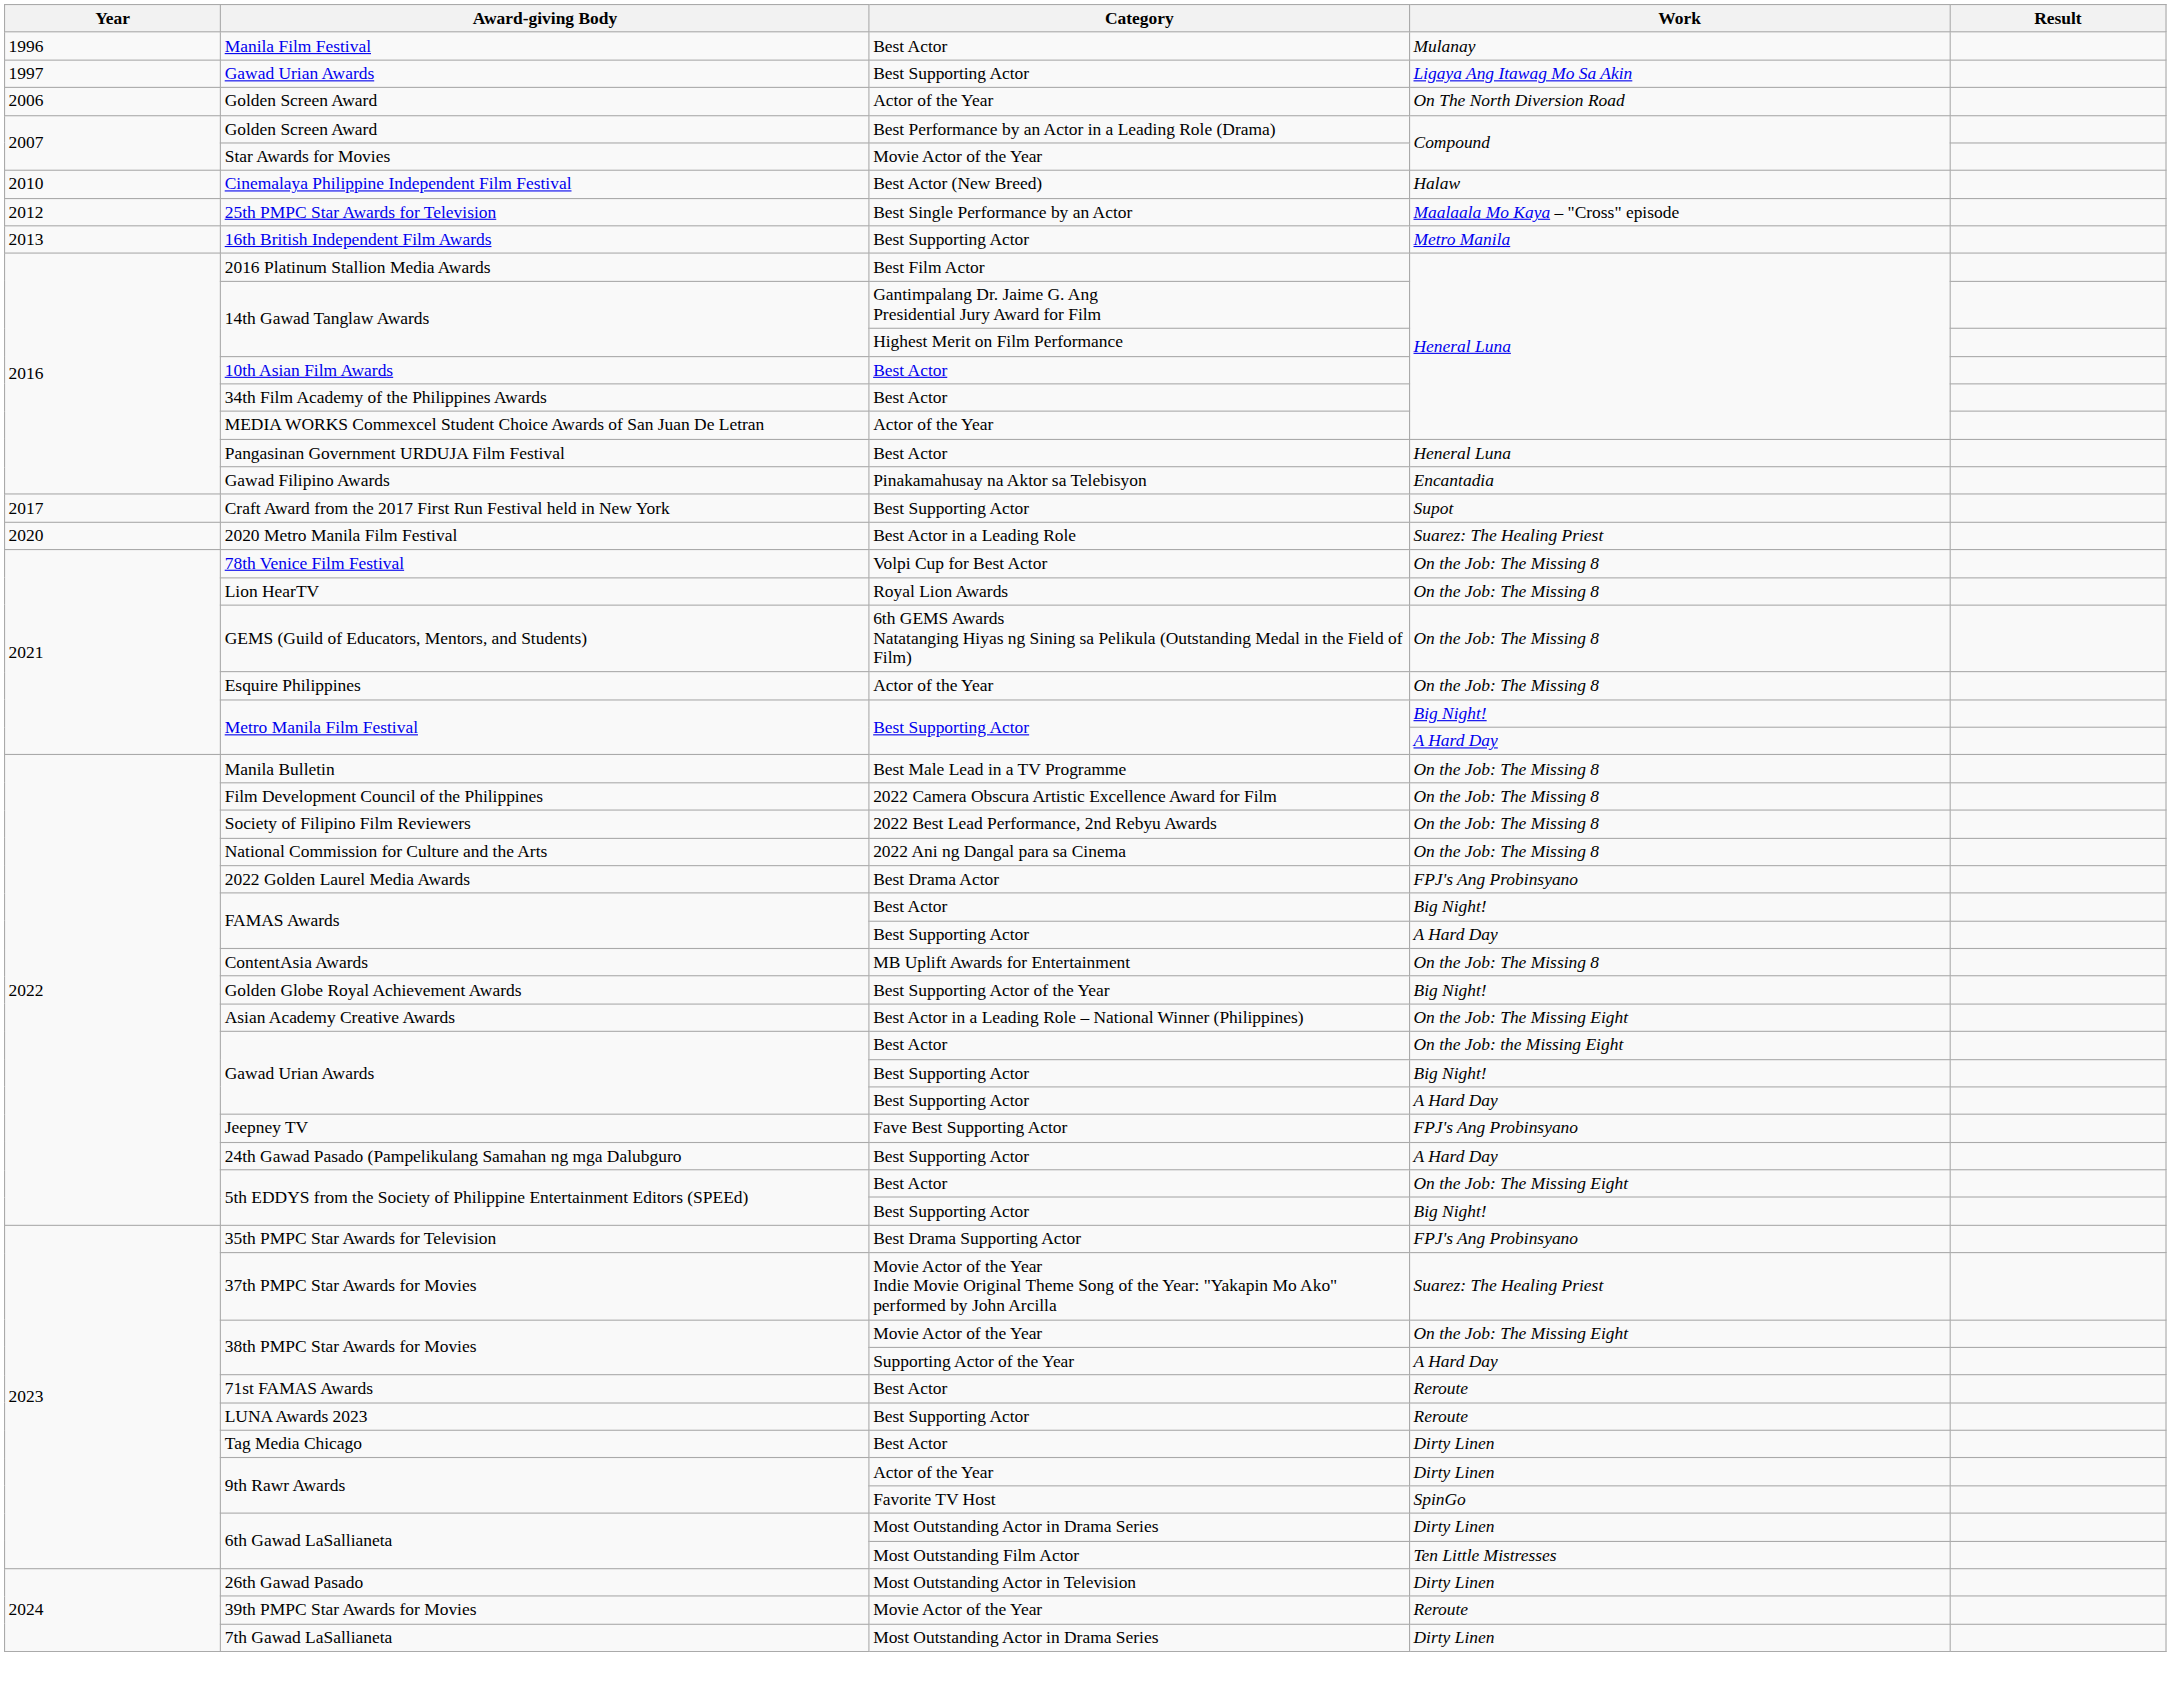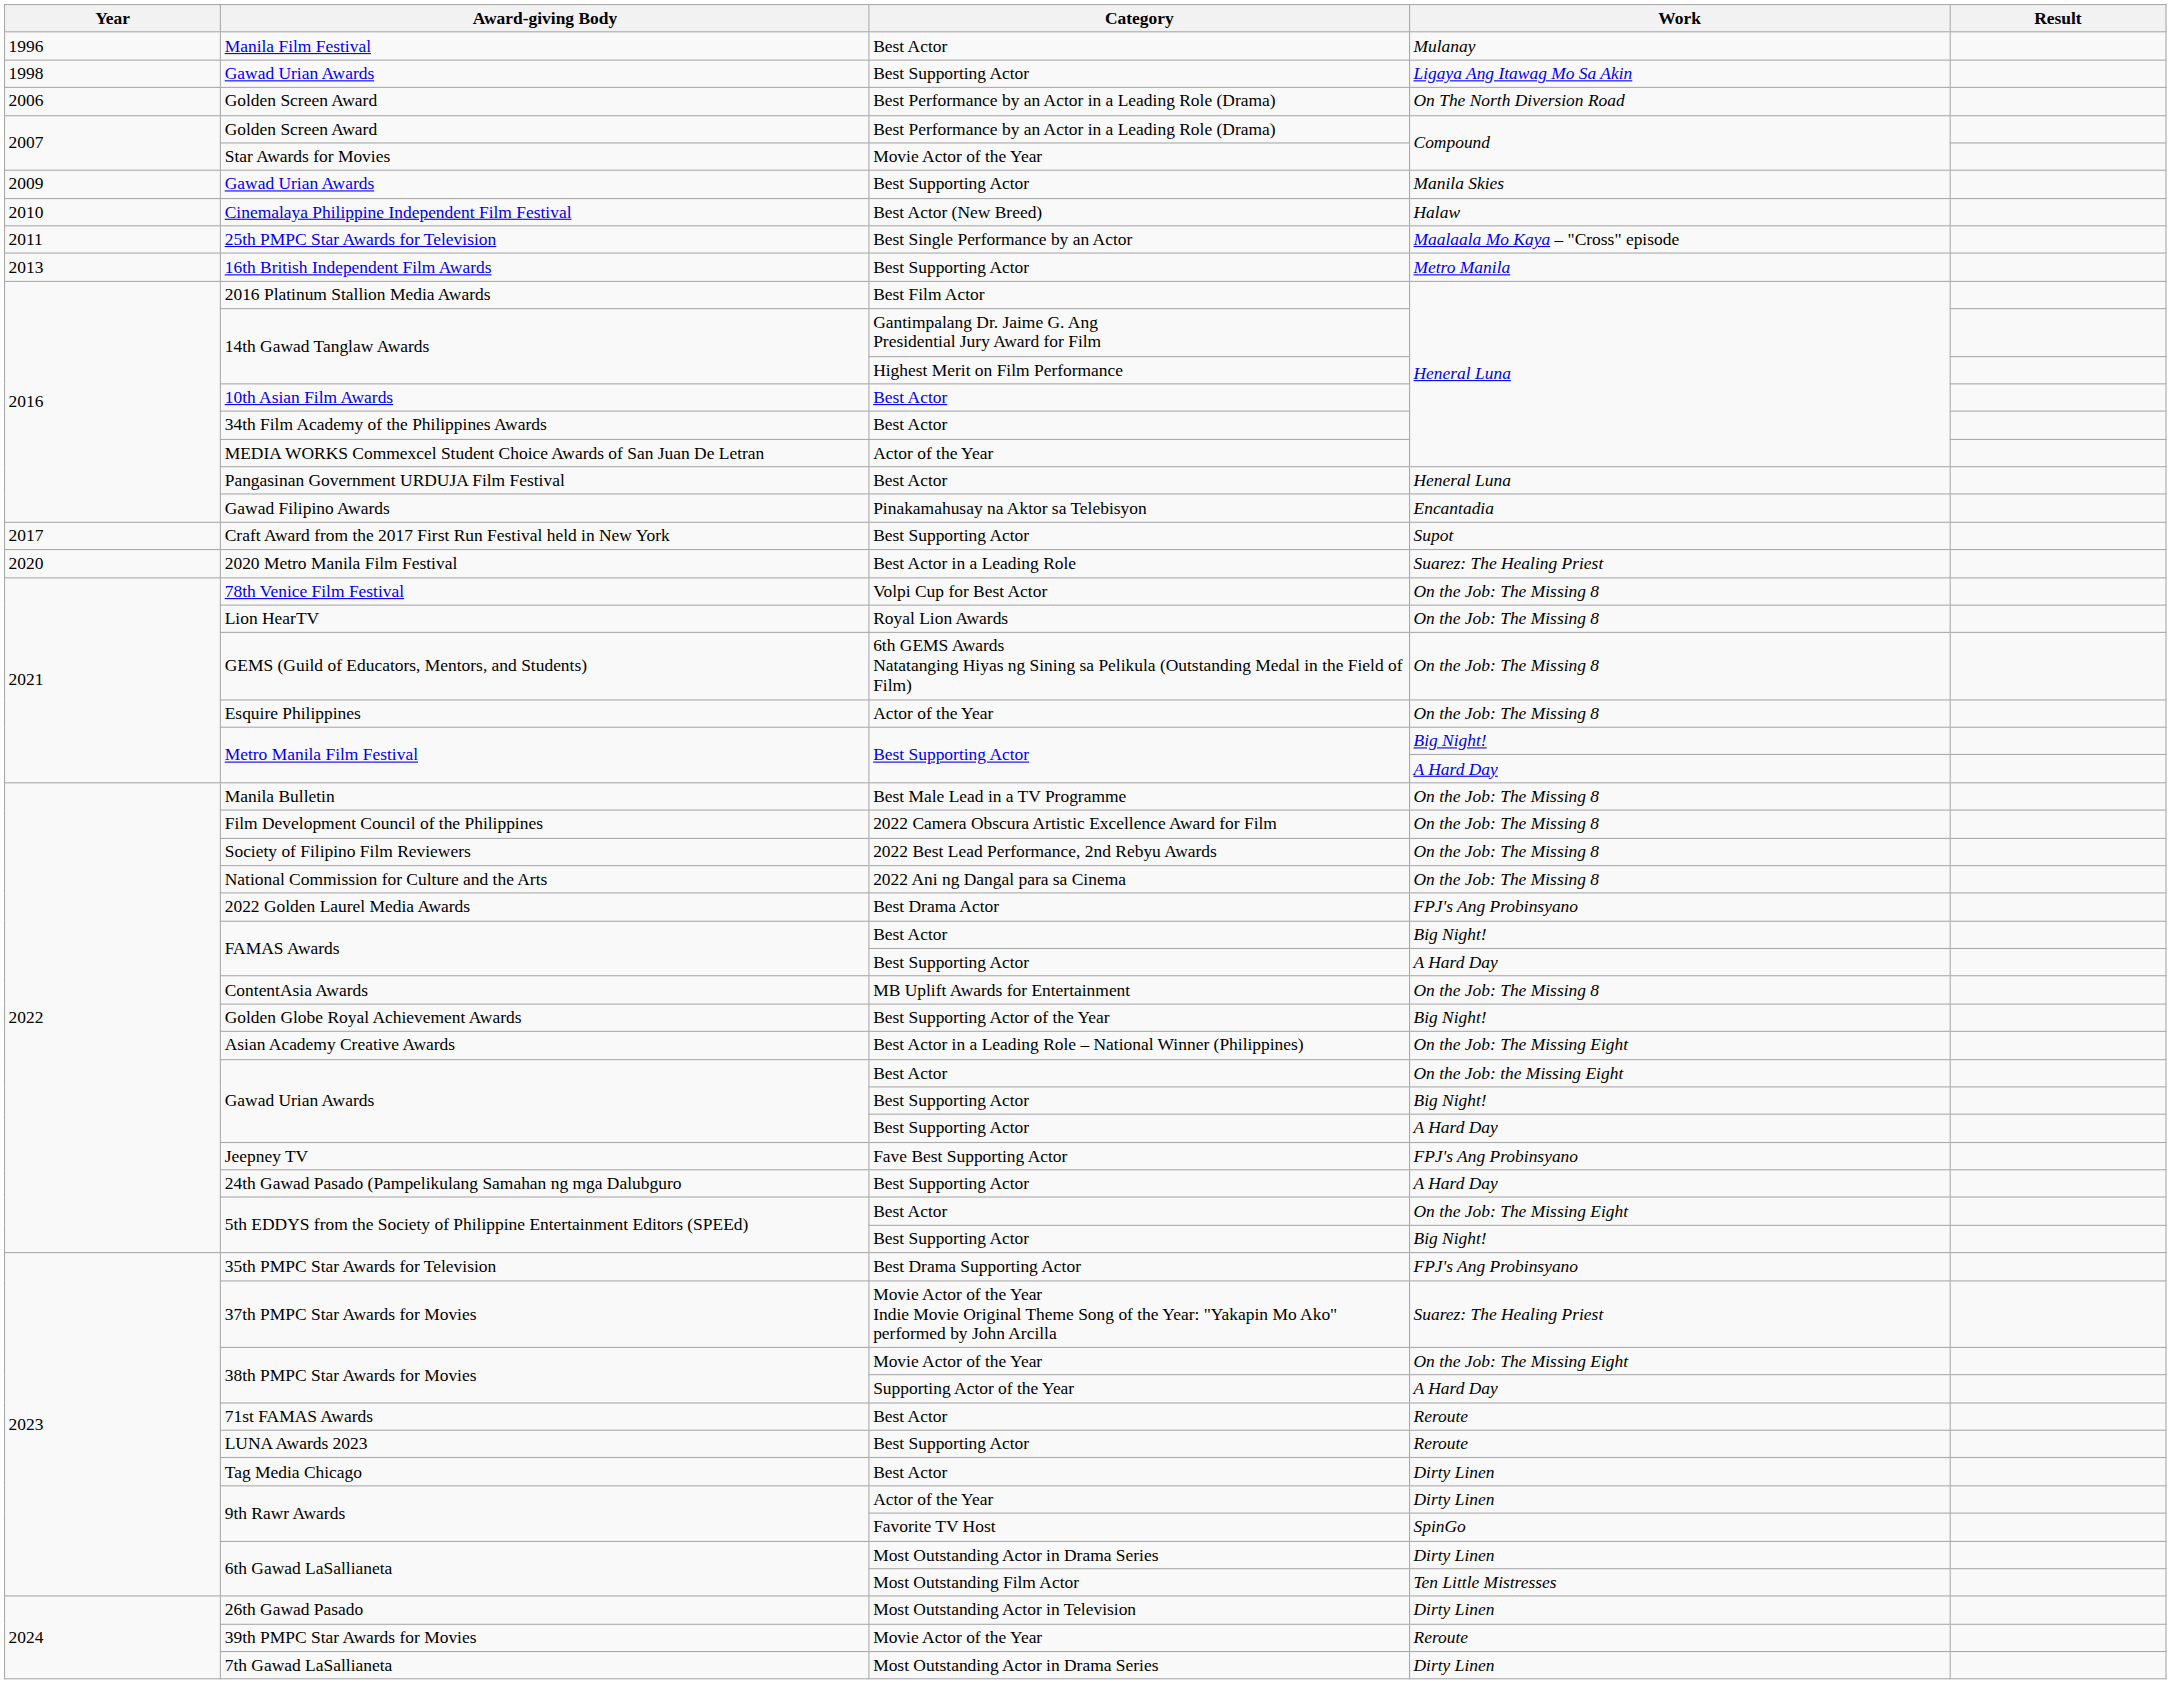(26, 73) 1997 -> (26, 73) 1998
(933, 101) Actor of the Year -> (1074, 101) Best Performance by an Actor in a Leading Role (Drama)
+ row: (299, 184)
(26, 211) 2012 -> (26, 239) 2011
